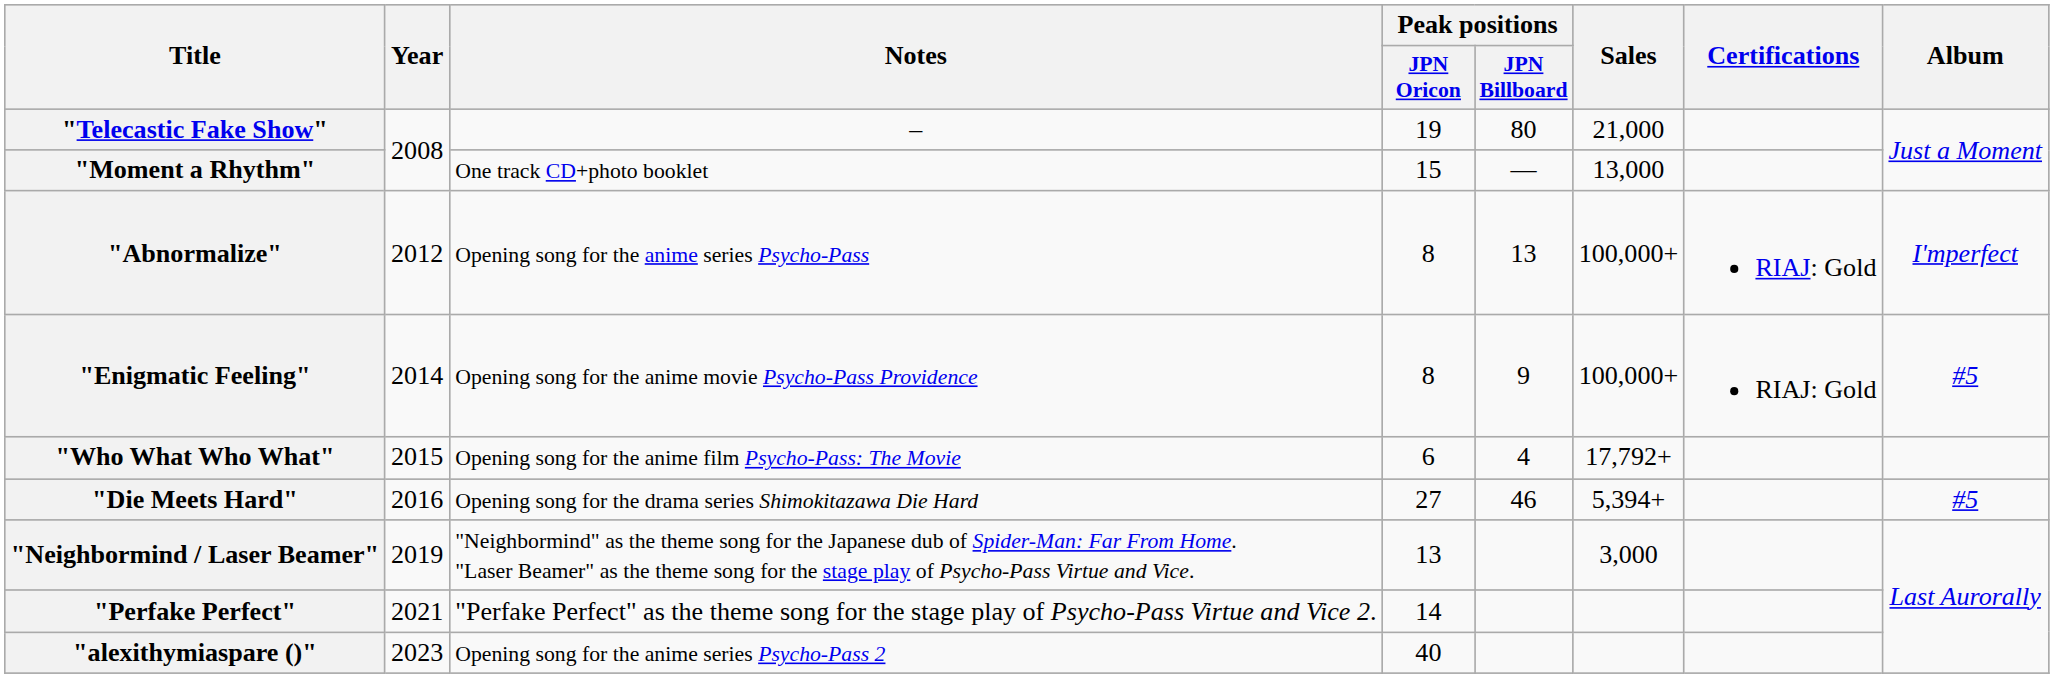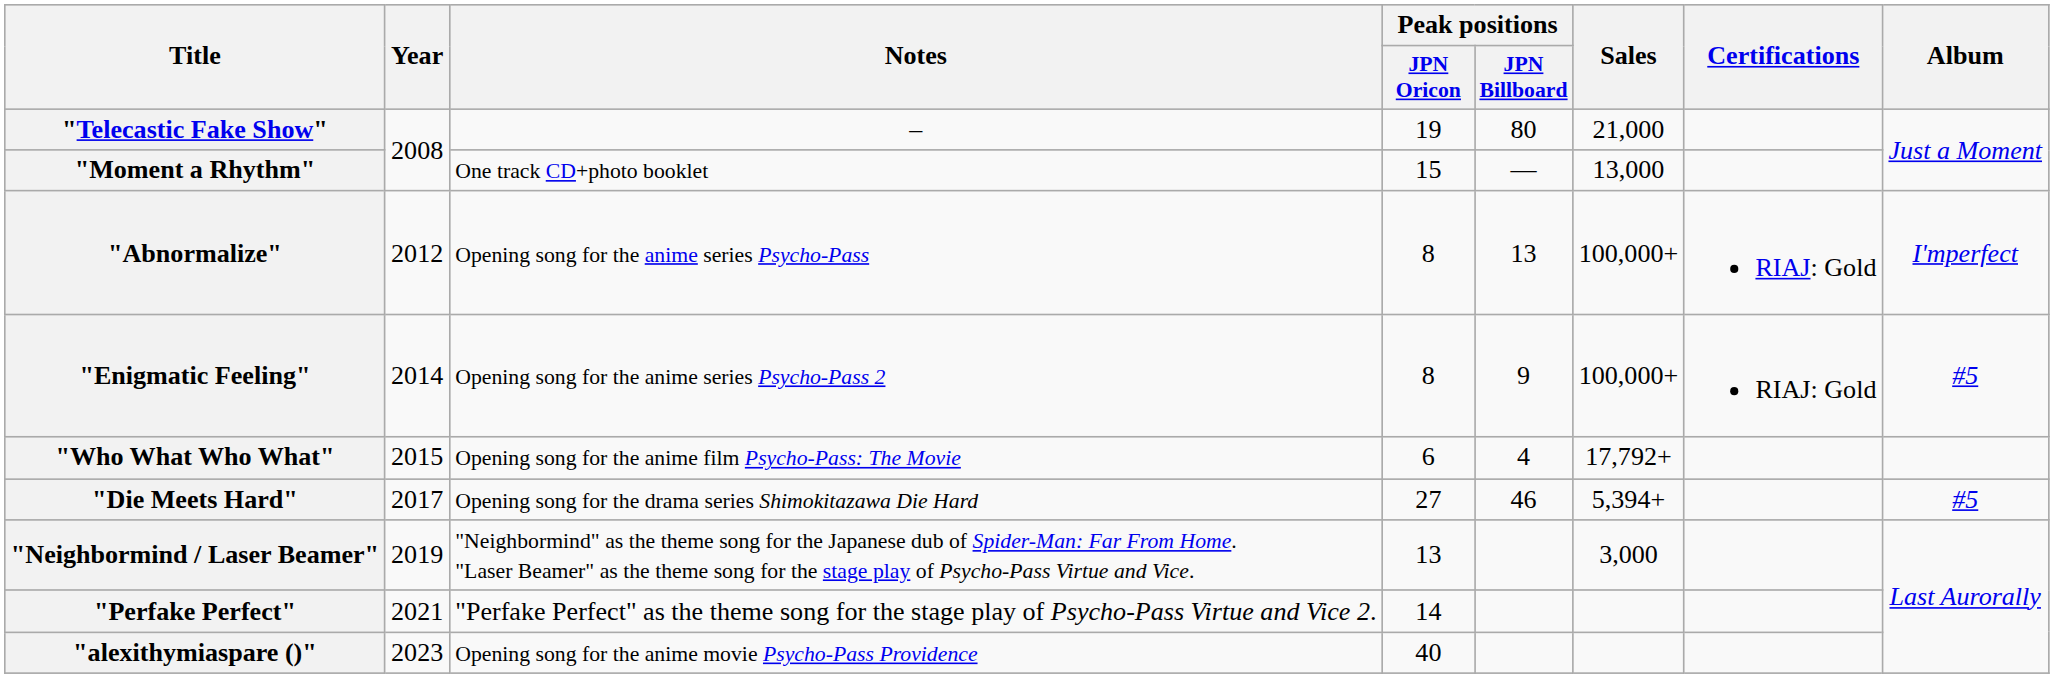(716, 376) Opening song for the anime movie Psycho-Pass Providence -> (670, 376) Opening song for the anime series Psycho-Pass 2
(417, 498) 2016 -> (417, 498) 2017
(670, 653) Opening song for the anime series Psycho-Pass 2 -> (716, 653) Opening song for the anime movie Psycho-Pass Providence
